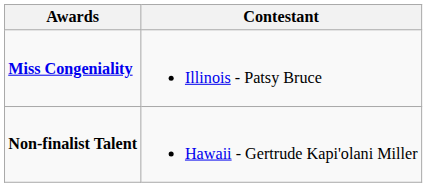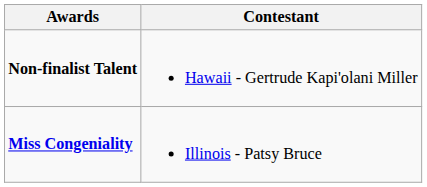rows swapped: (70, 68) <-> (73, 144)
